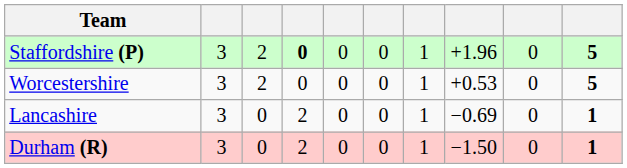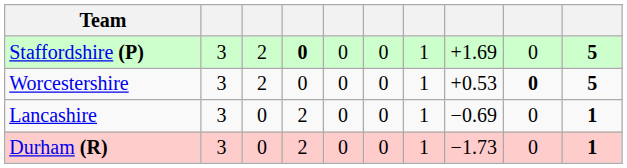(474, 52) +1.96 -> (474, 52) +1.69
(533, 83) normal -> (533, 83) bold
(474, 147) −1.50 -> (474, 147) −1.73
